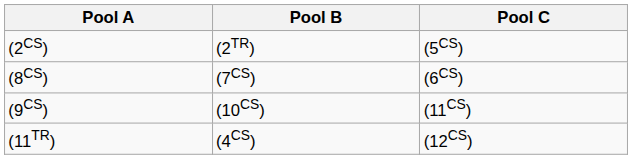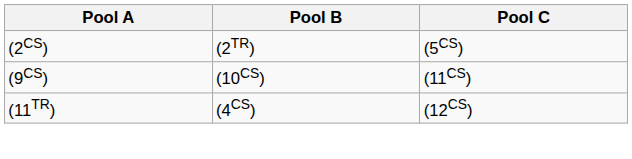- row: (28, 77)
